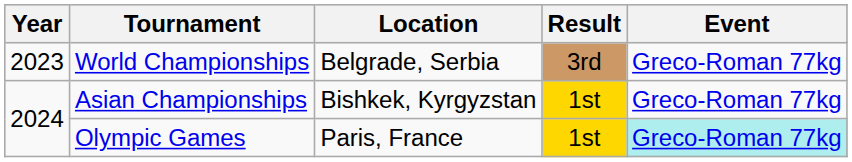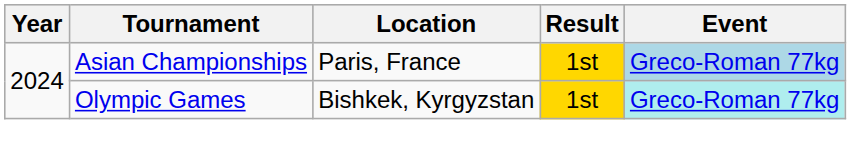- row: (192, 62)
(428, 100) Bishkek, Kyrgyzstan -> (390, 62) Paris, France
(737, 100) no background -> (735, 62) lightblue background
(392, 138) Paris, France -> (426, 100) Bishkek, Kyrgyzstan
